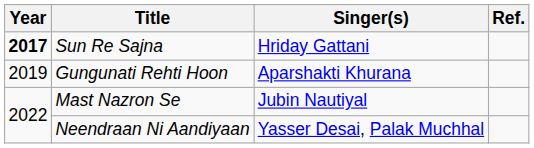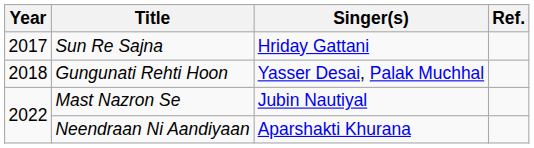(28, 45) bold -> (28, 45) normal
(28, 73) 2019 -> (28, 73) 2018
(334, 73) Aparshakti Khurana -> (371, 73) Yasser Desai, Palak Muchhal
(371, 128) Yasser Desai, Palak Muchhal -> (334, 128) Aparshakti Khurana
